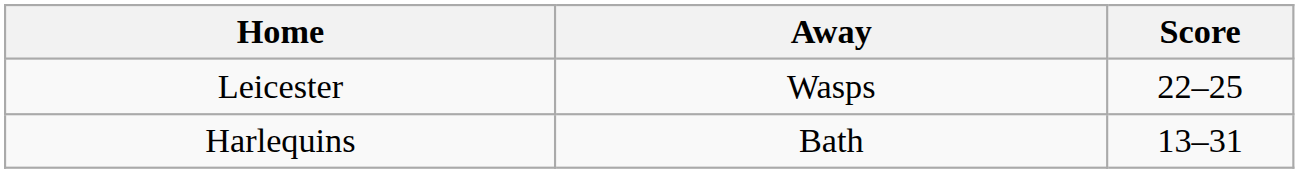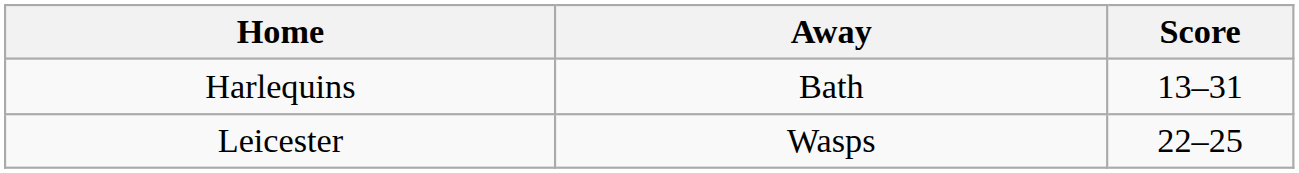rows swapped: (280, 140) <-> (280, 85)
